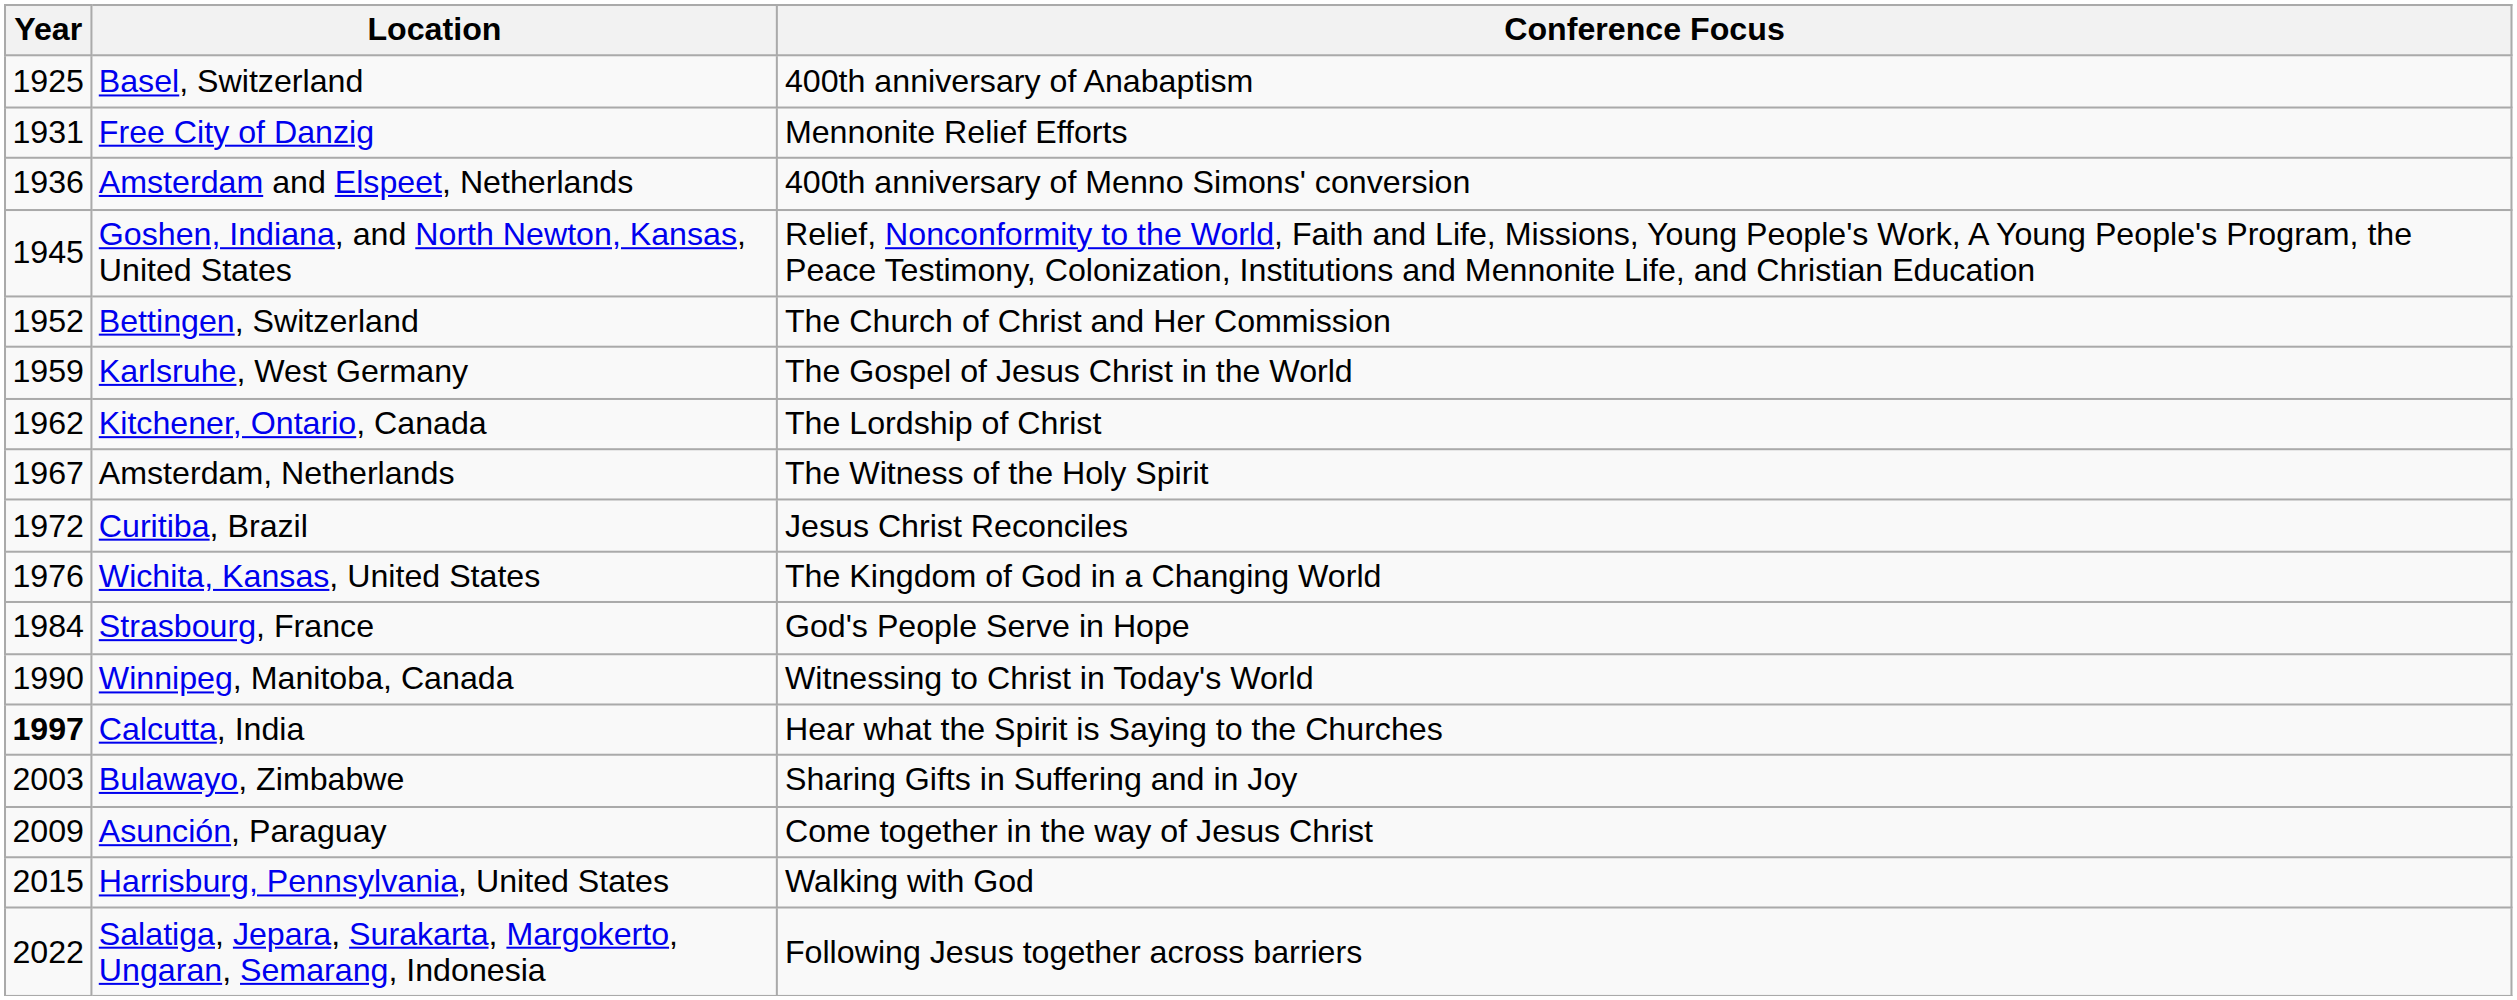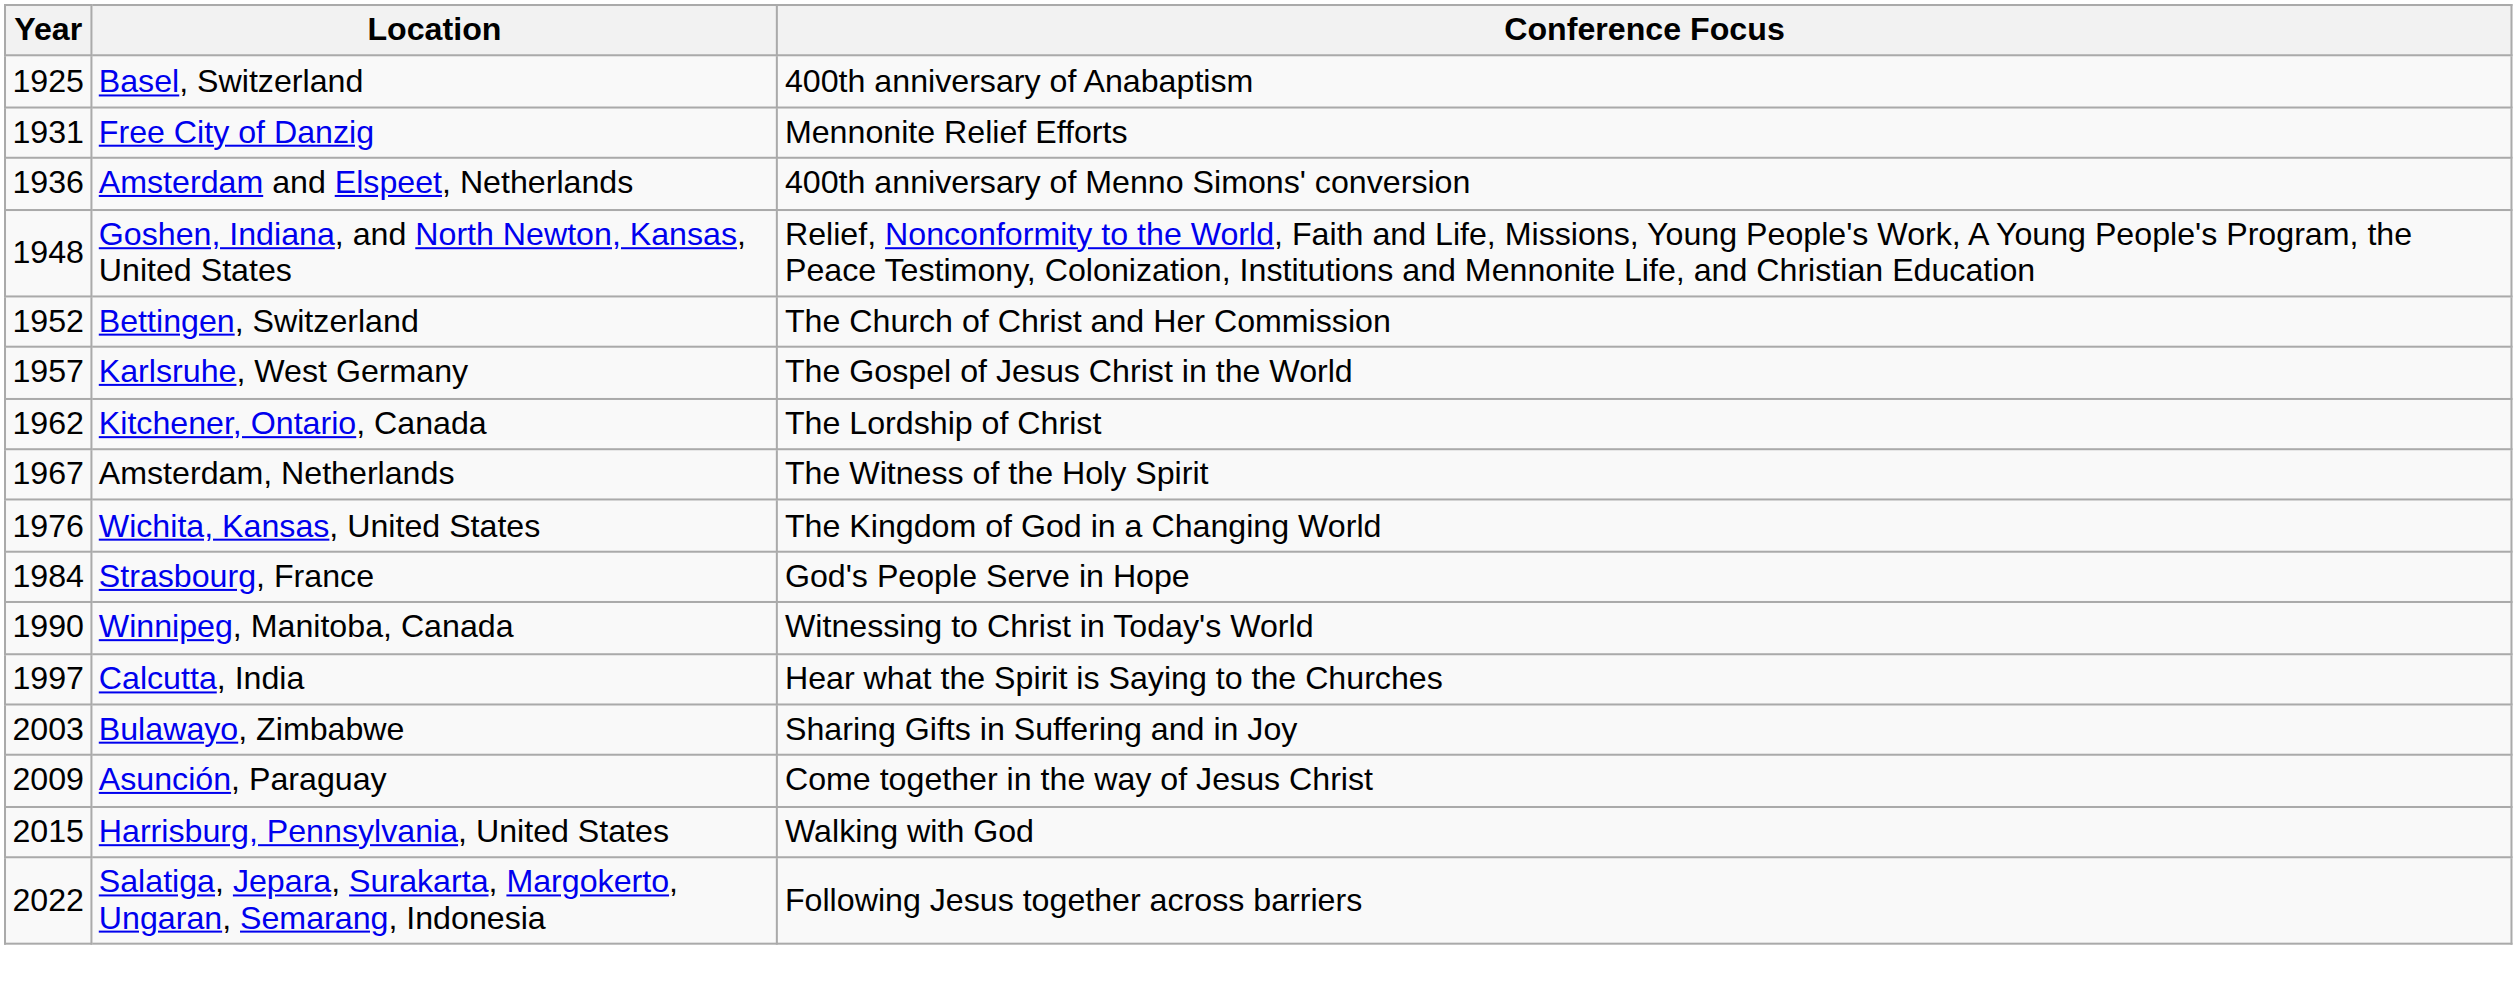(48, 252) 1945 -> (48, 252) 1948
(48, 372) 1959 -> (48, 372) 1957
- row: (203, 525)
(48, 729) bold -> (48, 678) normal
